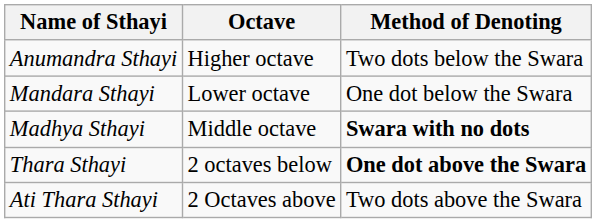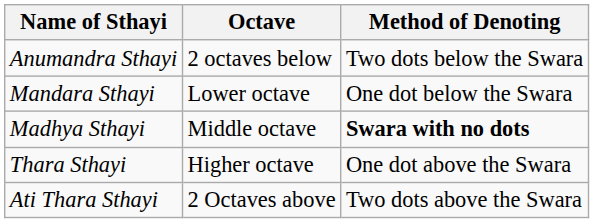(251, 57) Higher octave -> (260, 57) 2 octaves below
(260, 164) 2 octaves below -> (251, 164) Higher octave
(466, 164) bold -> (458, 164) normal
